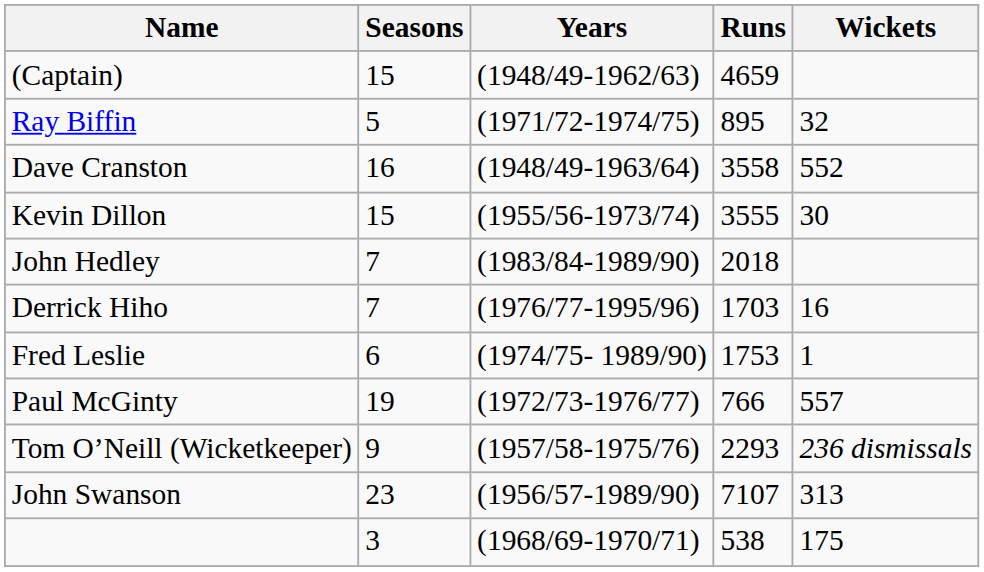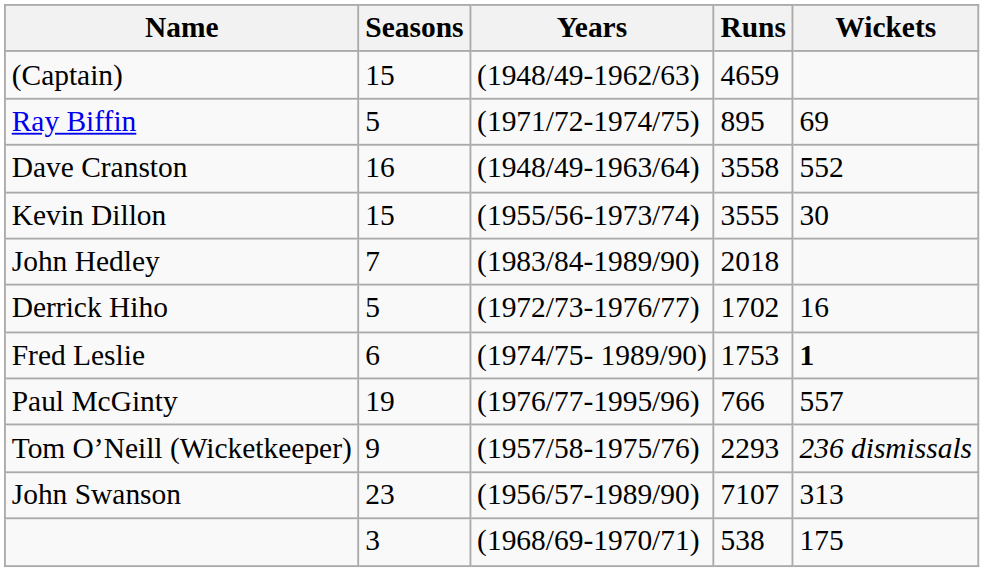(814, 121) 32 -> (814, 121) 69
(373, 307) 7 -> (373, 307) 5
(588, 307) (1976/77-1995/96) -> (588, 307) (1972/73-1976/77)
(750, 307) 1703 -> (750, 307) 1702
(807, 354) normal -> (807, 354) bold
(588, 401) (1972/73-1976/77) -> (588, 401) (1976/77-1995/96)
